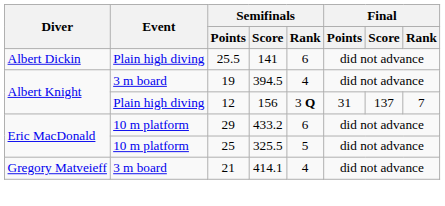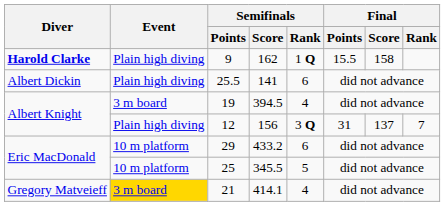+ row: (228, 59)
(268, 146) 325.5 -> (268, 168) 345.5
(140, 168) no background -> (140, 190) gold background
